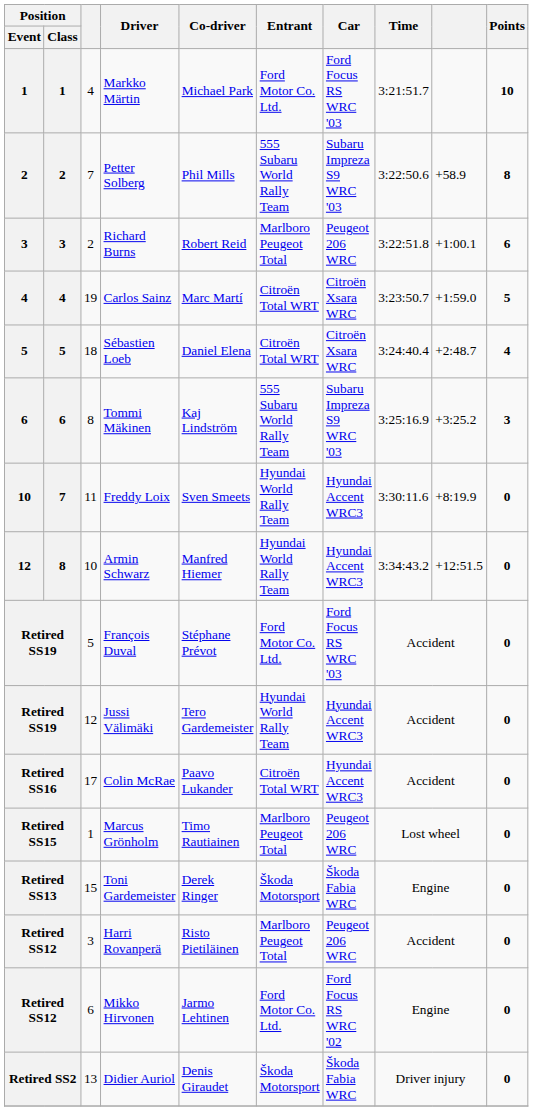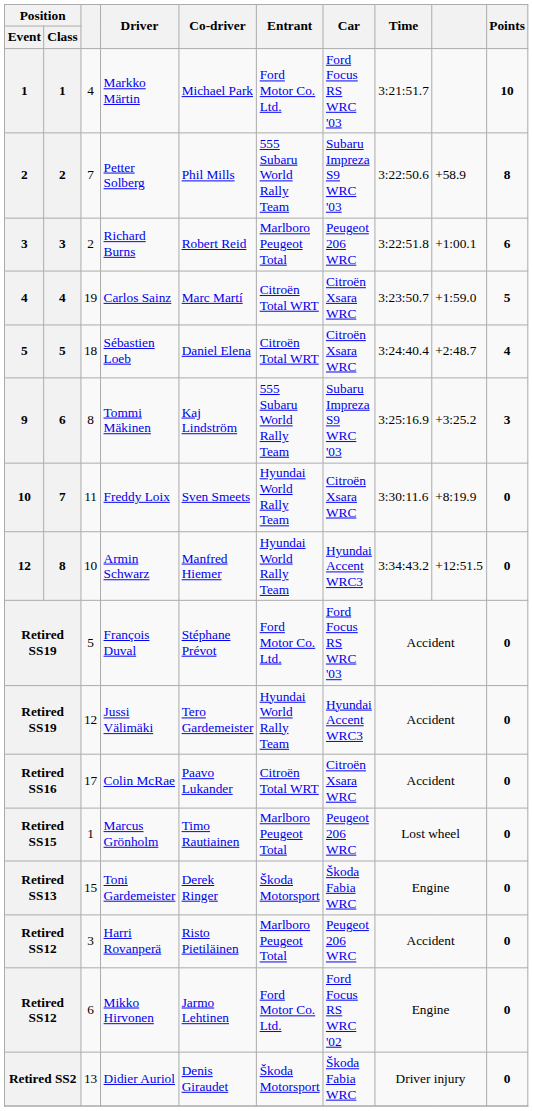(24, 419) 6 -> (24, 419) 9
(349, 496) Hyundai Accent WRC3 -> (346, 496) Citroën Xsara WRC
(349, 780) Hyundai Accent WRC3 -> (346, 780) Citroën Xsara WRC
